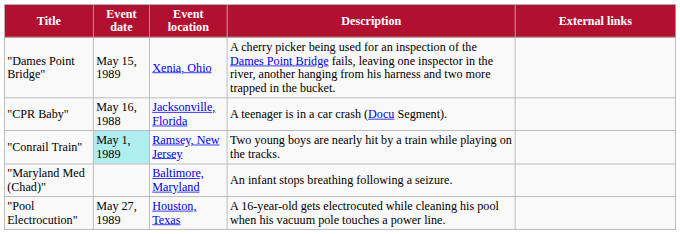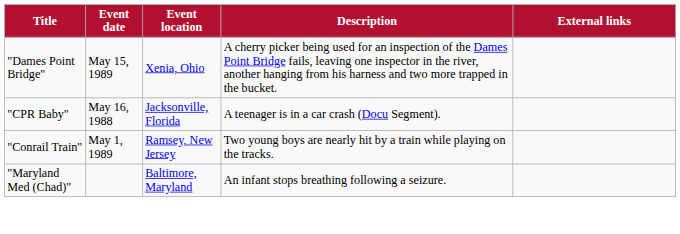(113, 147) paleturquoise background -> (106, 147) no background
- row: (42, 213)
